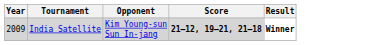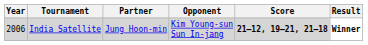+ column: (136, 11)
(16, 29) 2009 -> (16, 29) 2006
